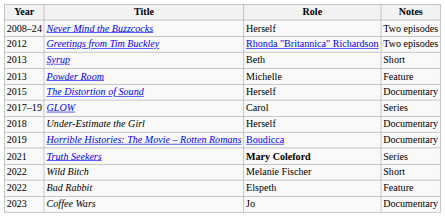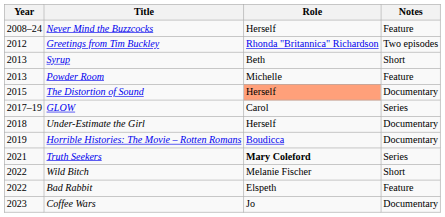(411, 28) Two episodes -> (398, 28) Feature
(261, 92) no background -> (261, 92) lightsalmon background
